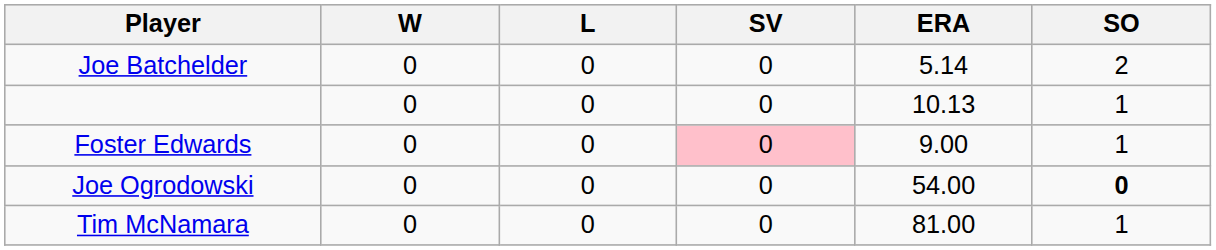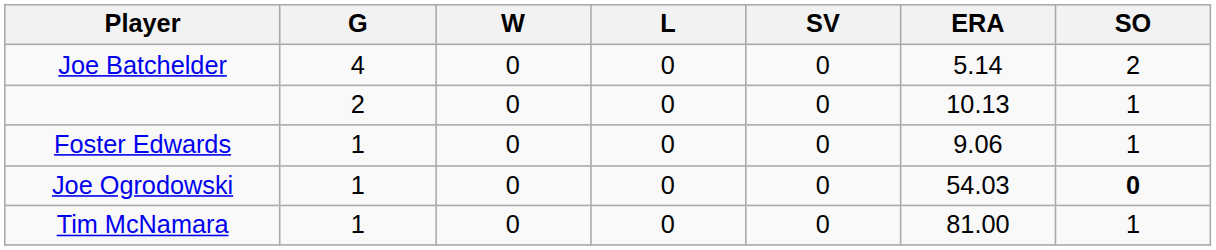+ column: (358, 24)
(766, 144) pink background -> (823, 144) no background
(944, 144) 9.00 -> (978, 144) 9.06
(944, 184) 54.00 -> (978, 184) 54.03
